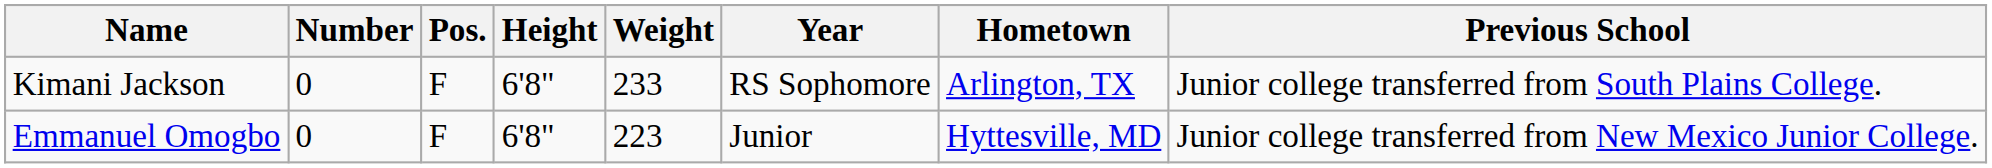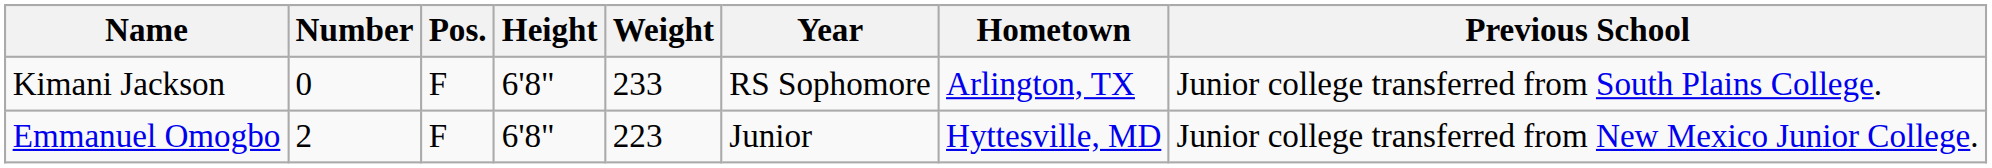(304, 135) 0 -> (304, 135) 2
